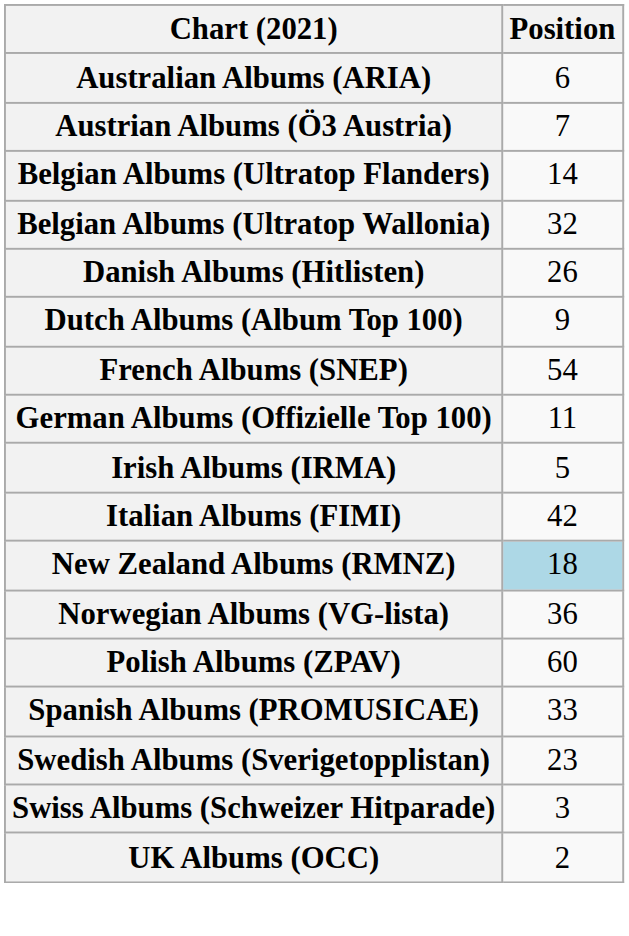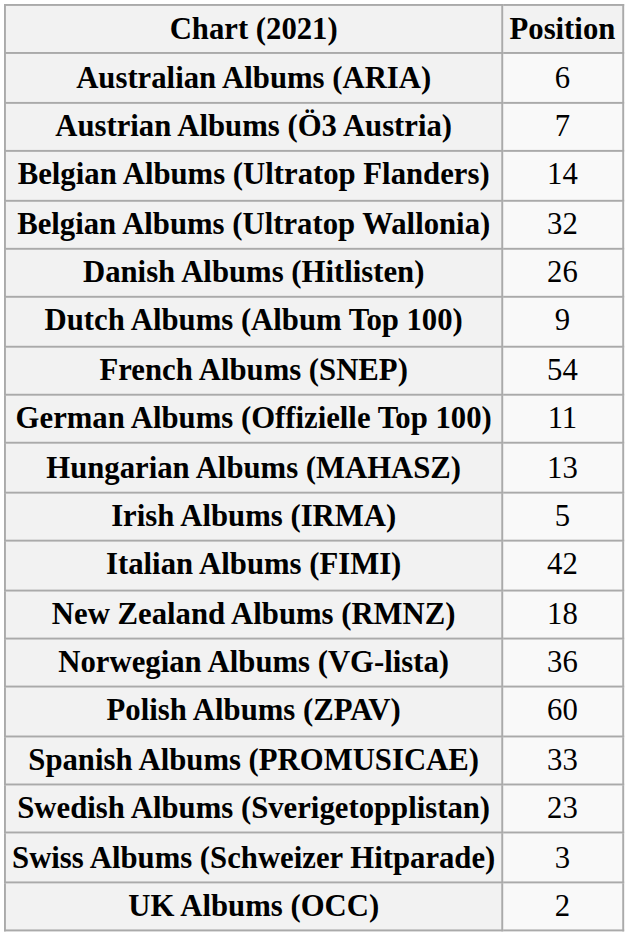+ row: (254, 467)
(562, 564) lightblue background -> (562, 613) no background
